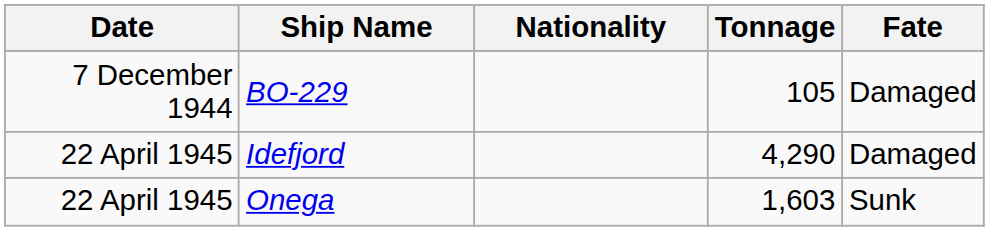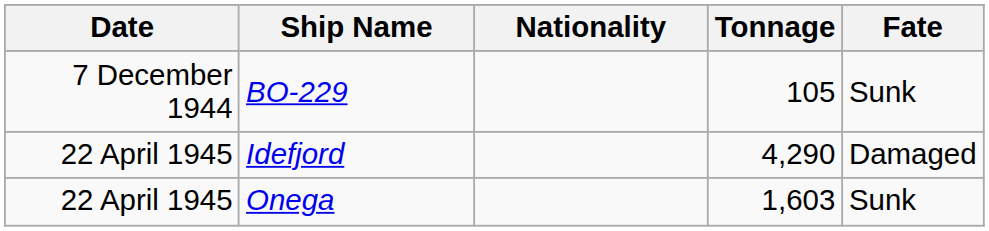(913, 91) Damaged -> (882, 91) Sunk
